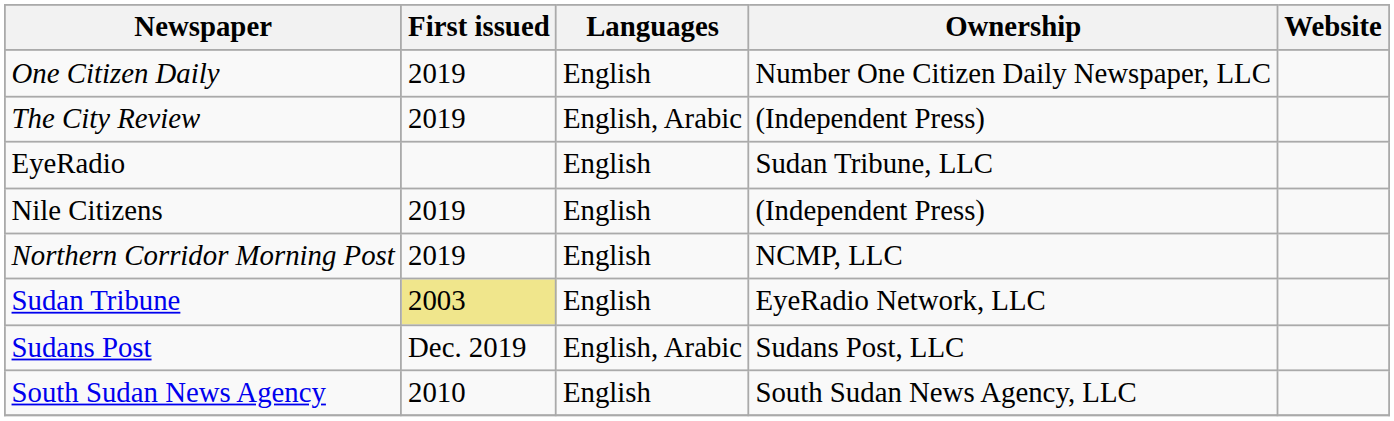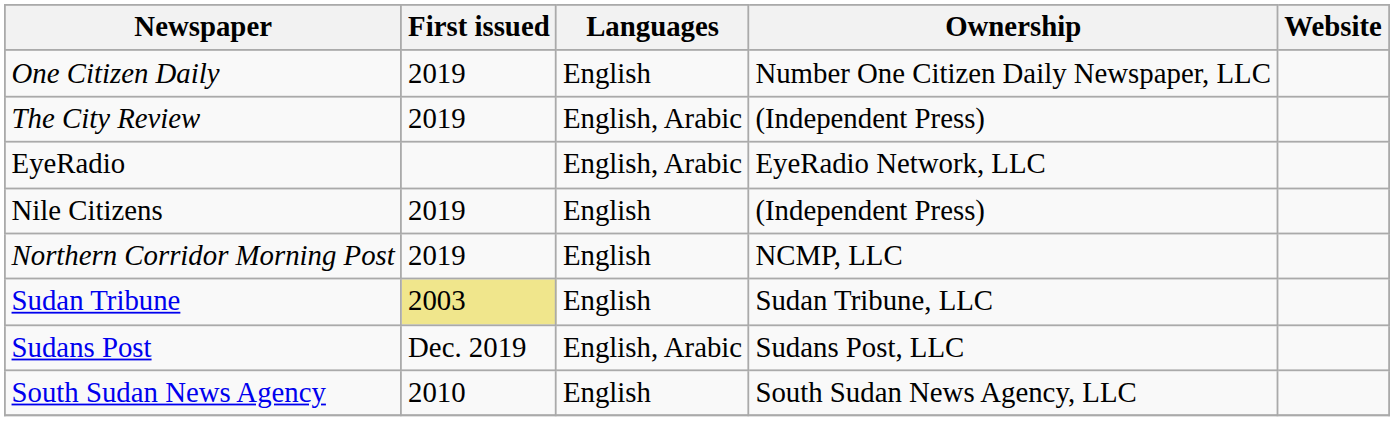(607, 164) English -> (653, 164) English, Arabic
(874, 164) Sudan Tribune, LLC -> (901, 164) EyeRadio Network, LLC
(901, 301) EyeRadio Network, LLC -> (874, 301) Sudan Tribune, LLC
